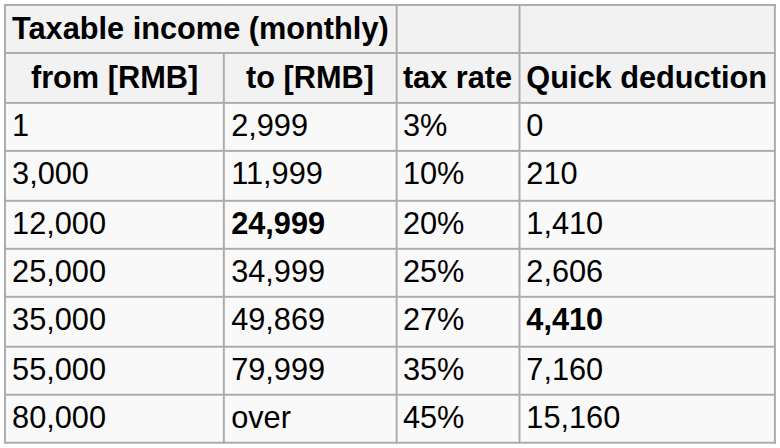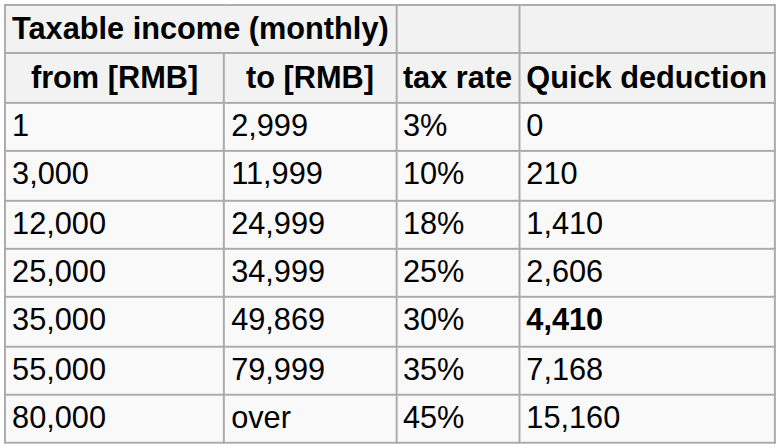(278, 223) bold -> (278, 223) normal
(434, 223) 20% -> (434, 223) 18%
(434, 321) 27% -> (434, 321) 30%
(565, 369) 7,160 -> (565, 369) 7,168
